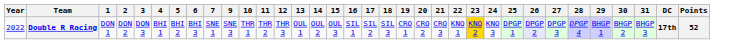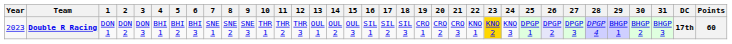+ column: (230, 11)
(15, 28) 2022 -> (15, 28) 2023
(694, 28) 52 -> (711, 28) 60
